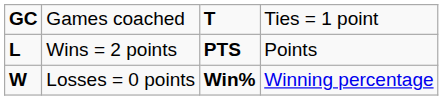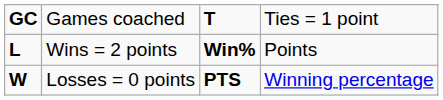(222, 49) PTS -> (230, 49) Win%
(230, 79) Win% -> (222, 79) PTS
